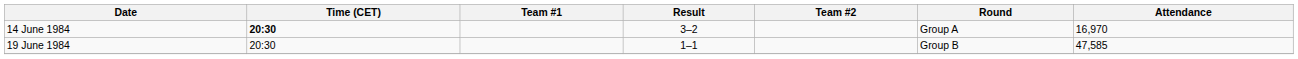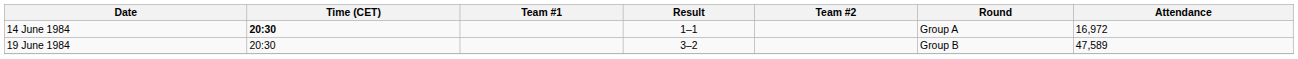(689, 29) 3–2 -> (689, 29) 1–1
(1092, 29) 16,970 -> (1092, 29) 16,972
(689, 45) 1–1 -> (689, 45) 3–2
(1092, 45) 47,585 -> (1092, 45) 47,589
